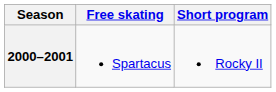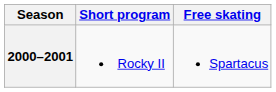columns swapped: (223, 14) <-> (125, 14)
